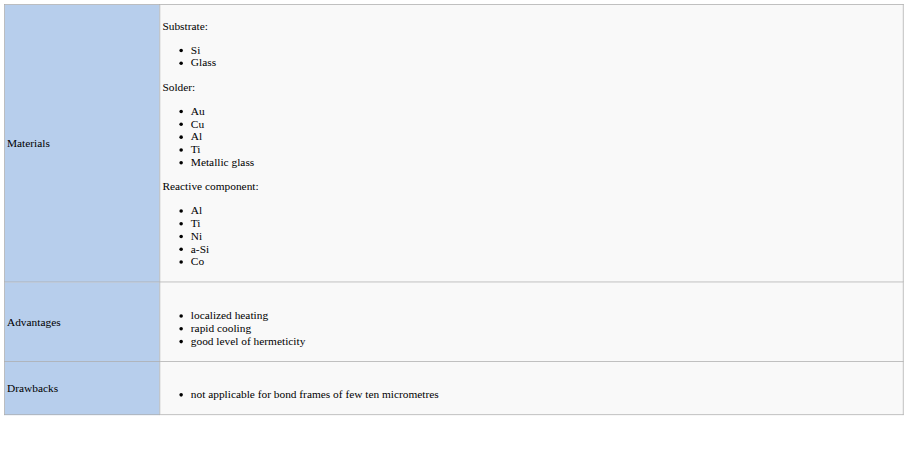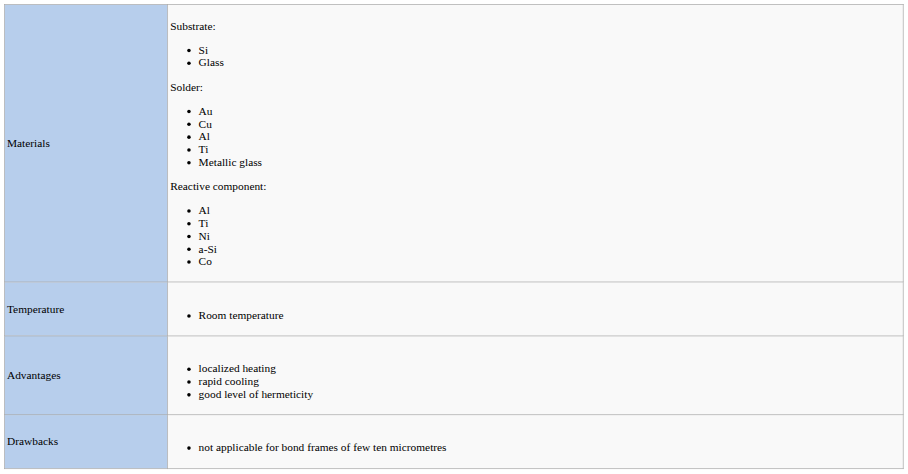+ row: (36, 309)
